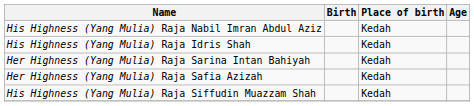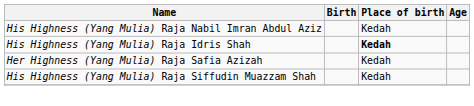(376, 45) normal -> (376, 45) bold
- row: (158, 61)
